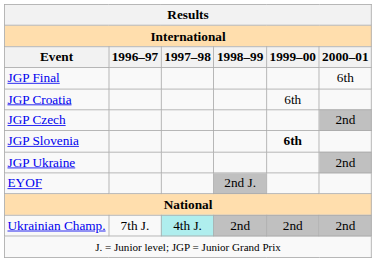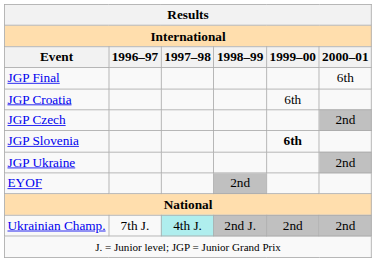(240, 183) 2nd J. -> (240, 183) 2nd
(240, 225) 2nd -> (240, 225) 2nd J.
